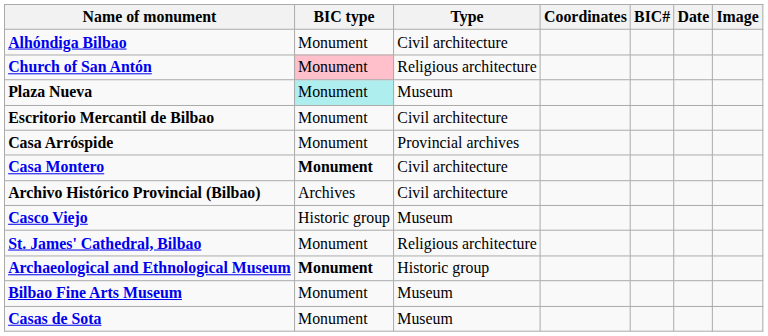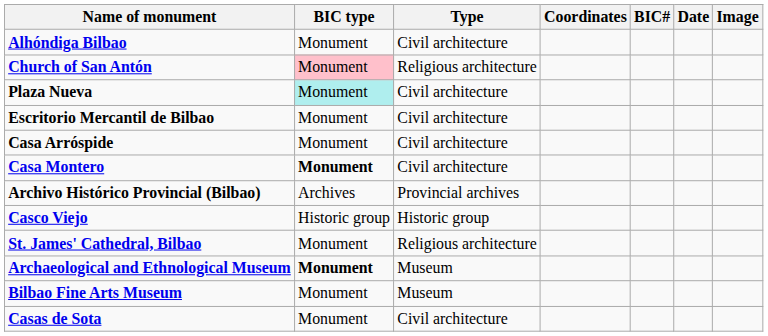(425, 92) Museum -> (453, 92) Civil architecture
(458, 142) Provincial archives -> (453, 142) Civil architecture
(453, 192) Civil architecture -> (458, 192) Provincial archives
(425, 218) Museum -> (443, 218) Historic group
(443, 268) Historic group -> (425, 268) Museum
(425, 318) Museum -> (453, 318) Civil architecture
